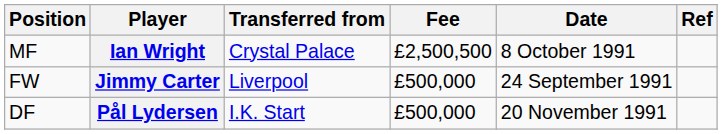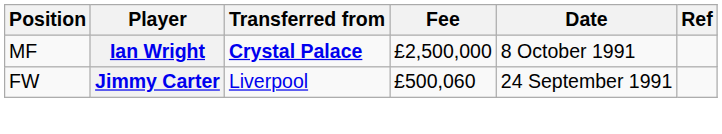(292, 50) normal -> (296, 50) bold
(443, 50) £2,500,500 -> (443, 50) £2,500,000
(435, 81) £500,000 -> (435, 81) £500,060
- row: (157, 112)
